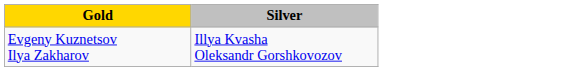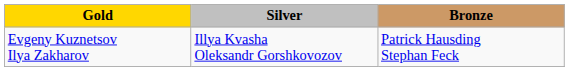+ column: (471, 15)
